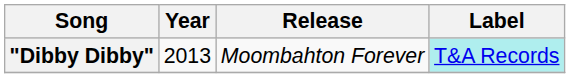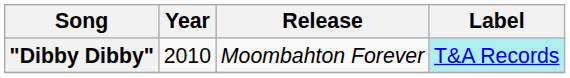(187, 55) 2013 -> (187, 55) 2010
